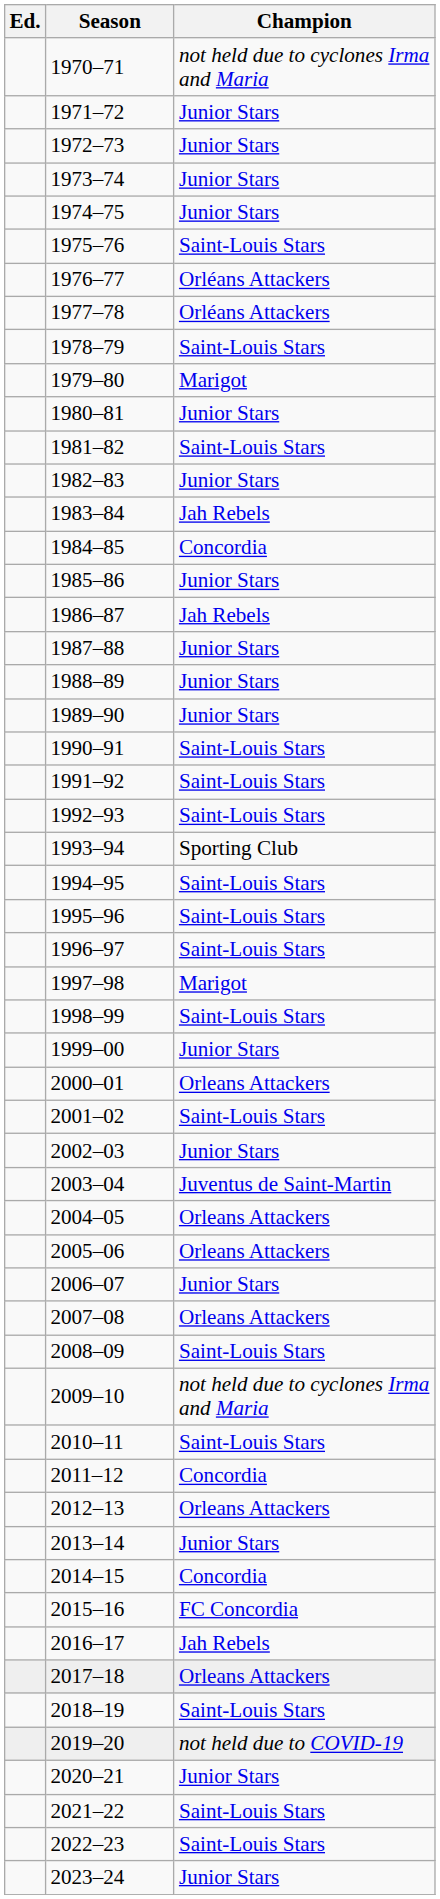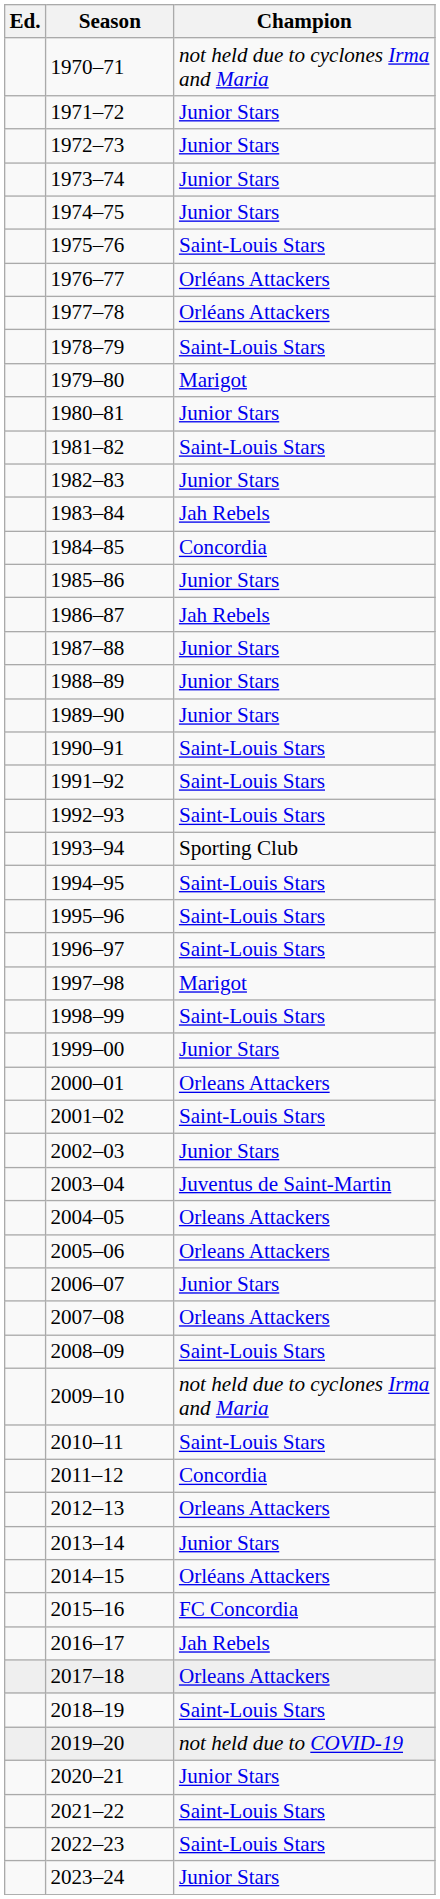(223, 1576) Concordia -> (254, 1576) Orléans Attackers
